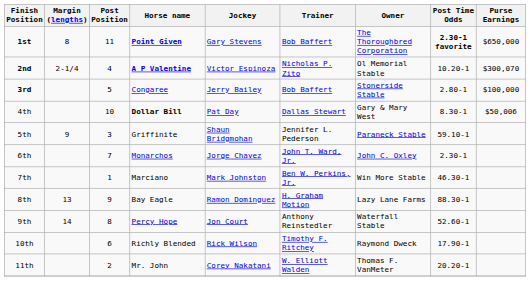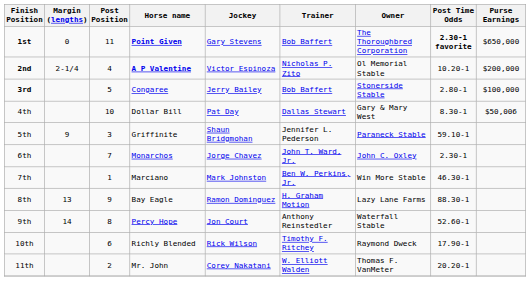(67, 41) 8 -> (67, 41) 0
(501, 68) $300,070 -> (501, 68) $200,000
(157, 112) bold -> (157, 112) normal
